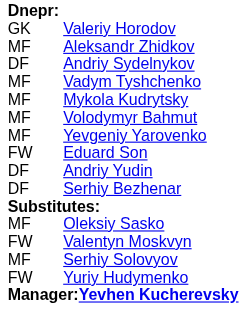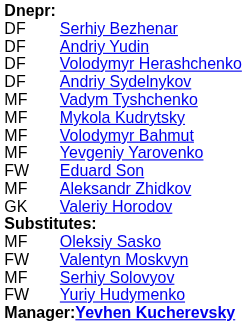rows swapped: (19, 28) <-> (18, 188)
rows swapped: (18, 170) <-> (19, 46)
+ row: (15, 64)
